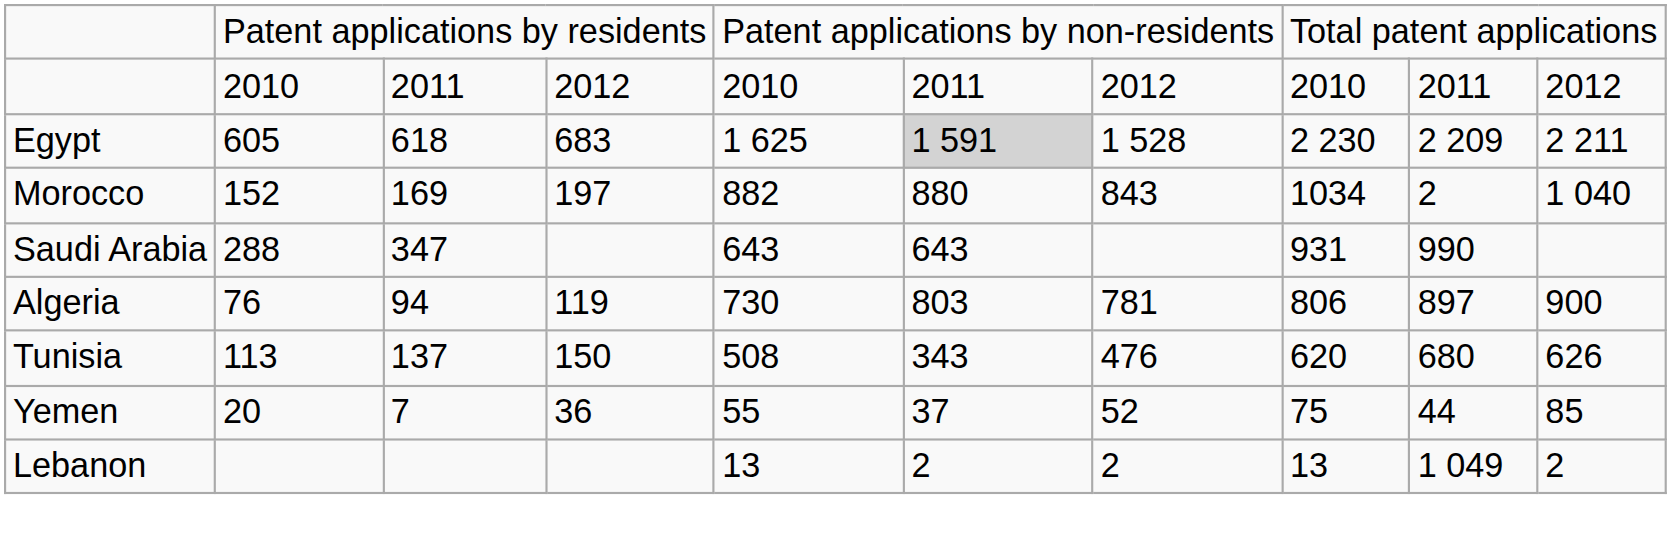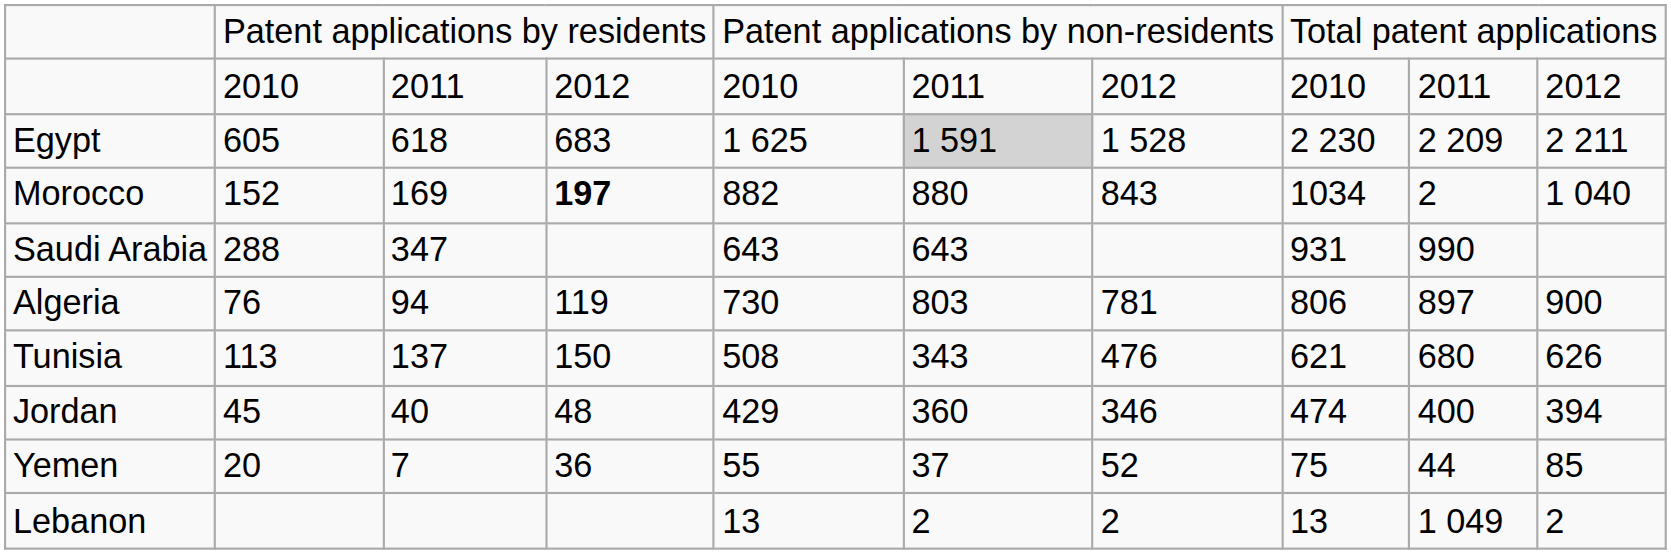(583, 194) normal -> (583, 194) bold
(1319, 357) 620 -> (1319, 357) 621
+ row: (65, 411)
